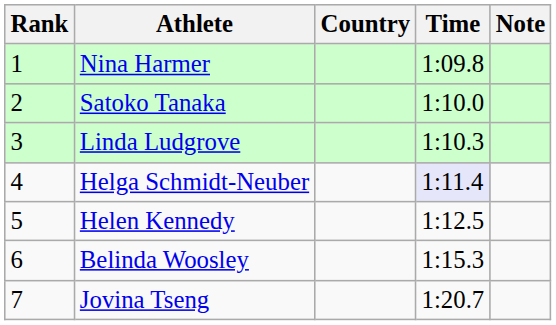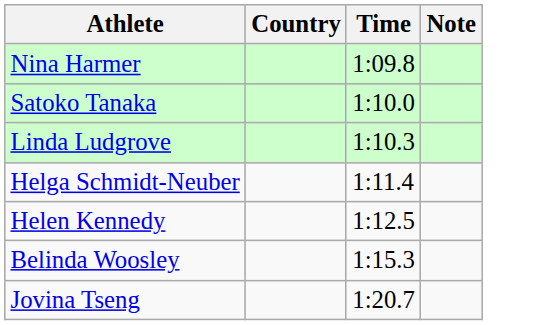- column: (39, 24)
(452, 181) lavender background -> (383, 181) no background
